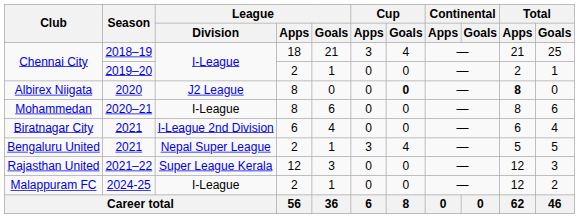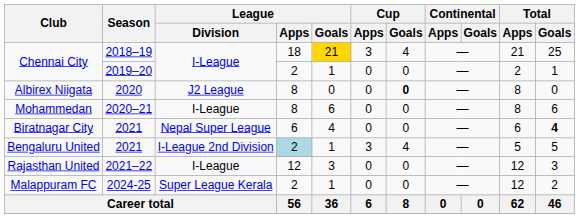(331, 52) no background -> (331, 52) gold background
(518, 90) bold -> (518, 90) normal
(216, 128) I-League 2nd Division -> (216, 128) Nepal Super League
(555, 128) normal -> (555, 128) bold
(216, 147) Nepal Super League -> (216, 147) I-League 2nd Division
(294, 147) no background -> (294, 147) lightblue background
(216, 166) Super League Kerala -> (216, 166) I-League
(216, 185) I-League -> (216, 185) Super League Kerala
